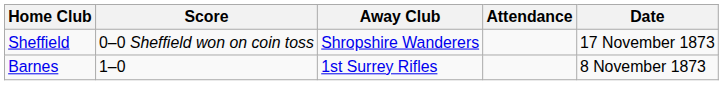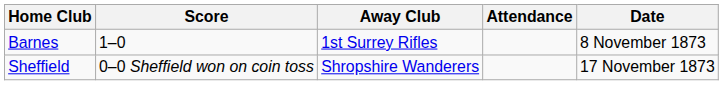rows swapped: (33, 67) <-> (39, 42)
